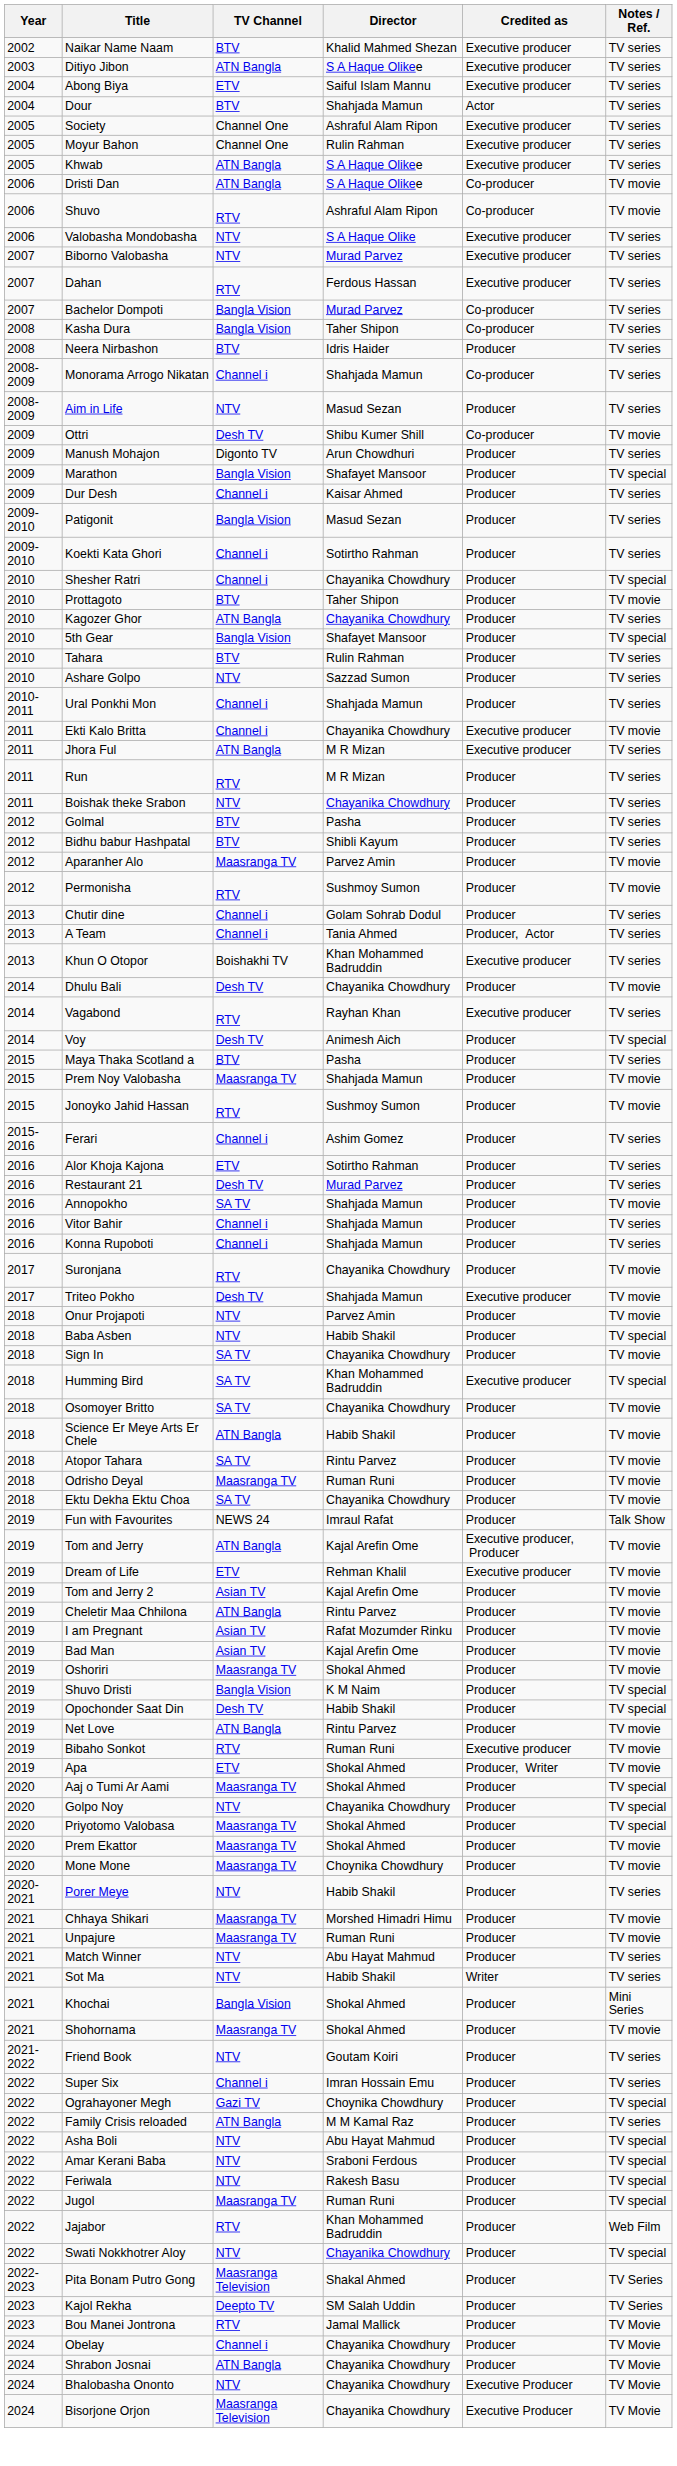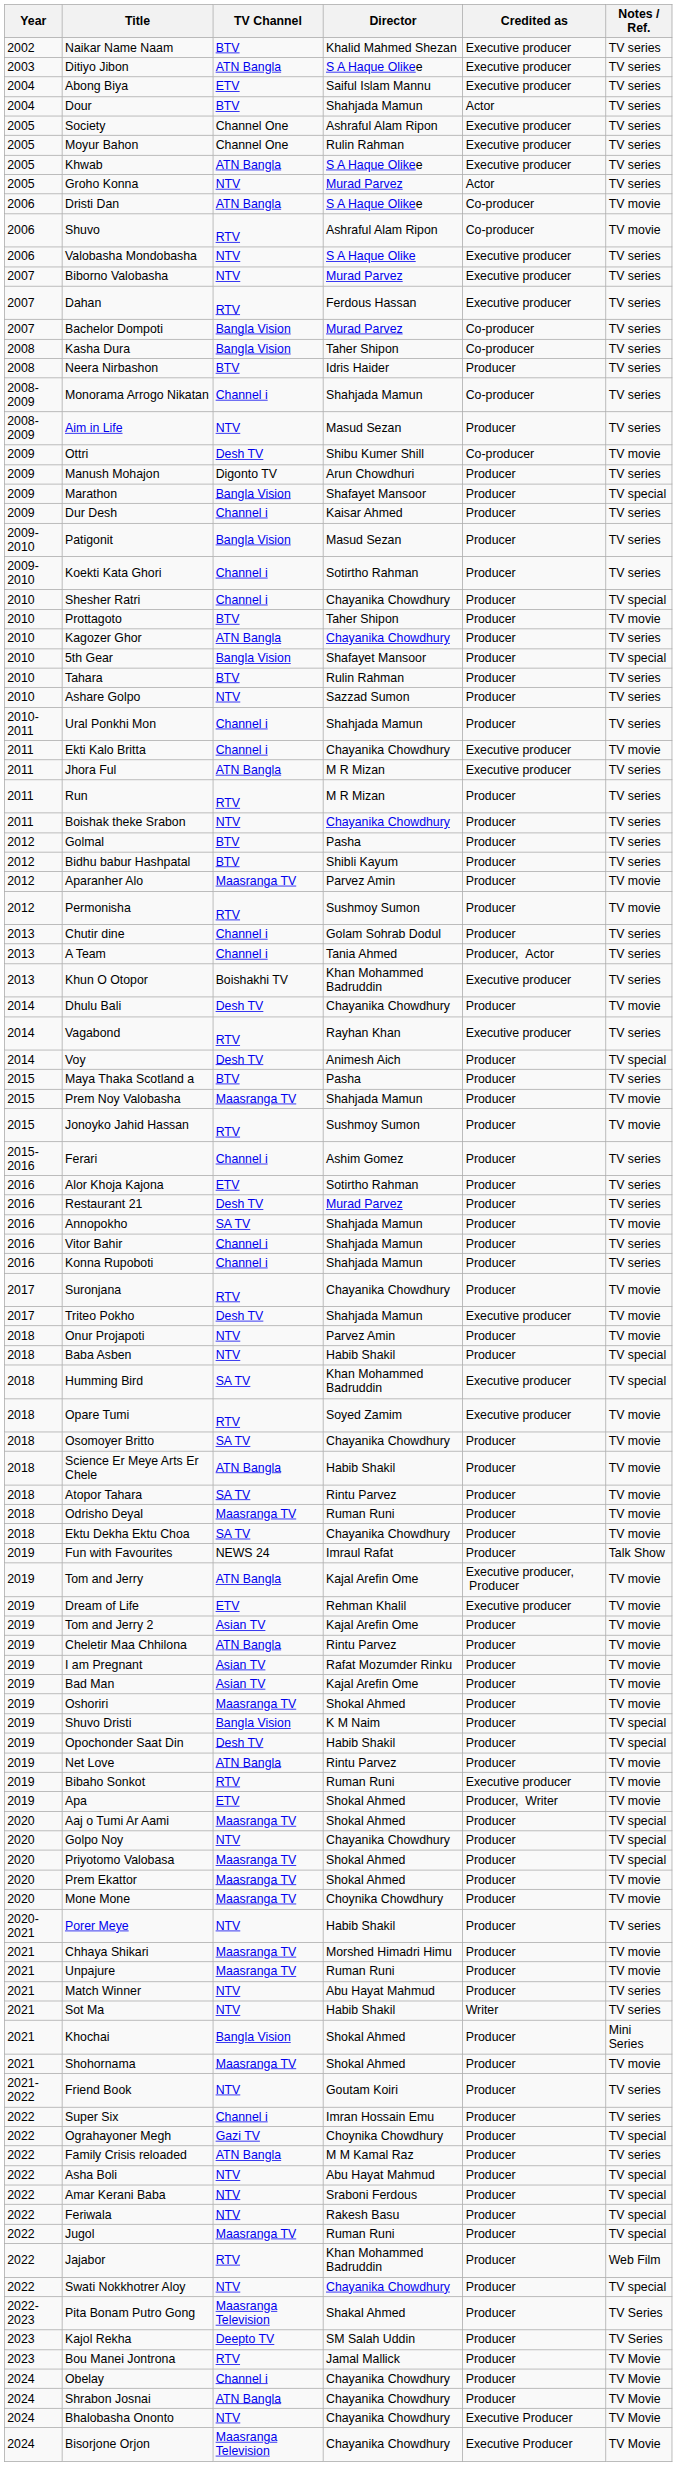+ row: (102, 184)
- row: (84, 1355)
+ row: (97, 1415)
